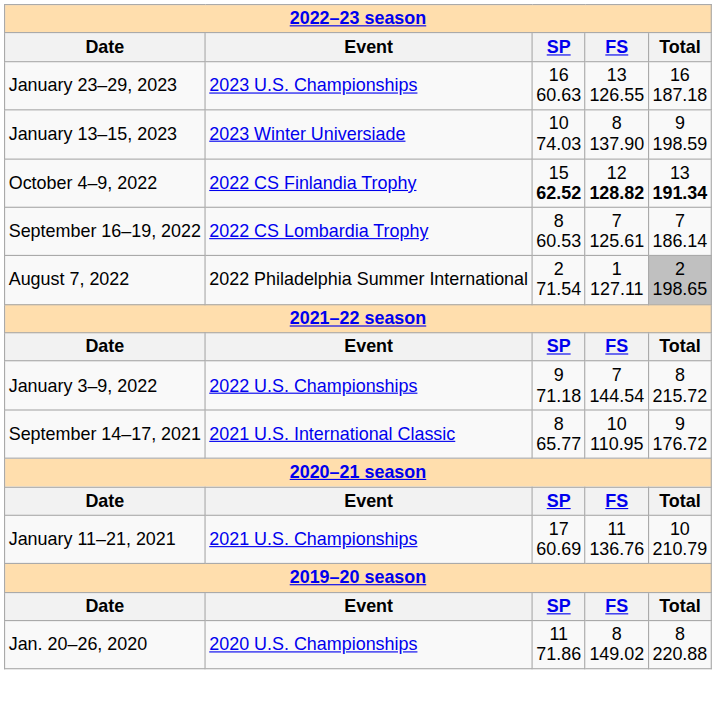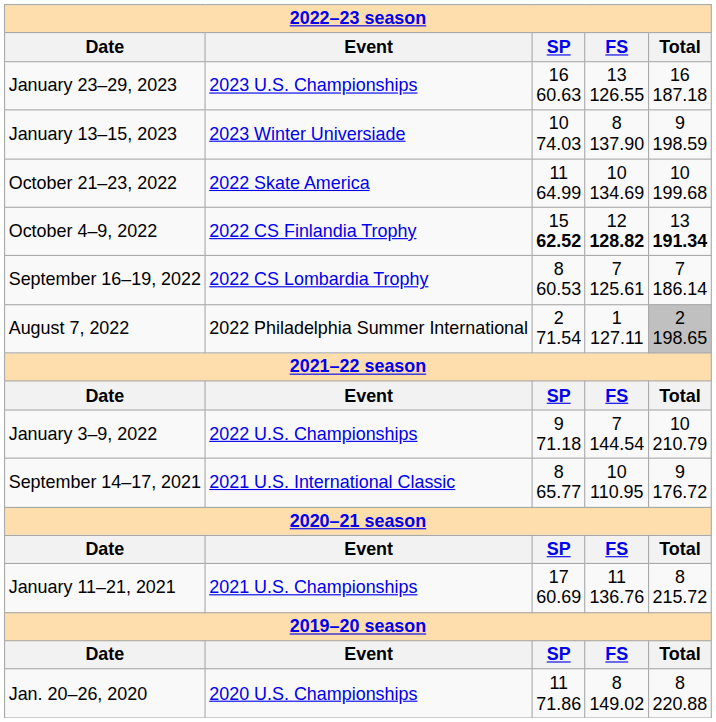+ row: (93, 182)
(680, 385) 8 215.72 -> (680, 433) 10 210.79
(680, 539) 10 210.79 -> (680, 587) 8 215.72
